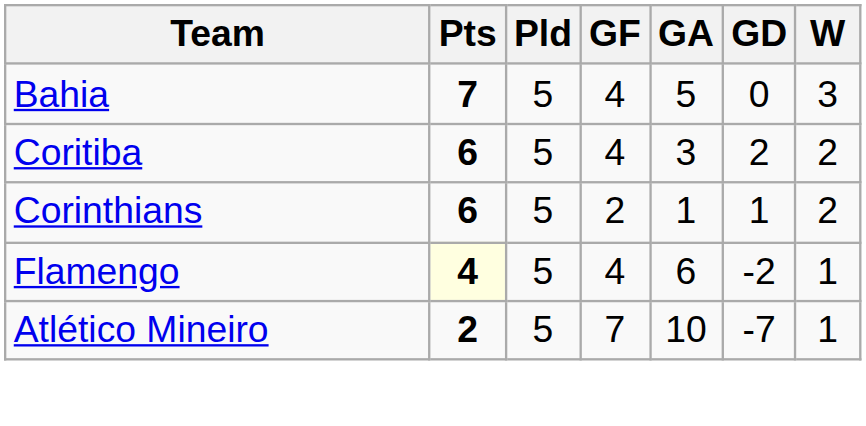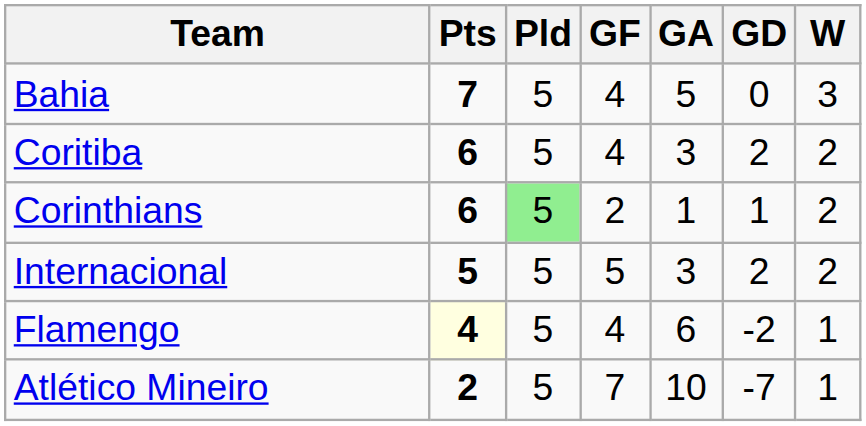(543, 211) no background -> (543, 211) lightgreen background
+ row: (120, 270)
